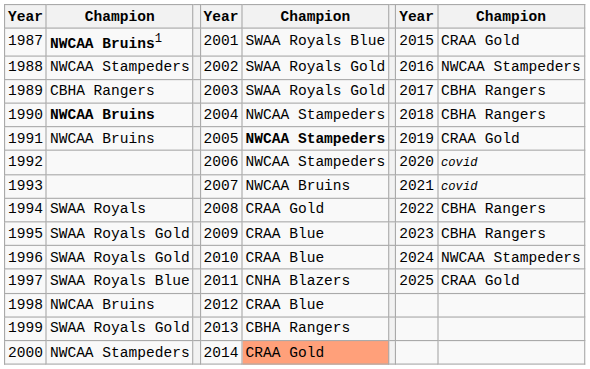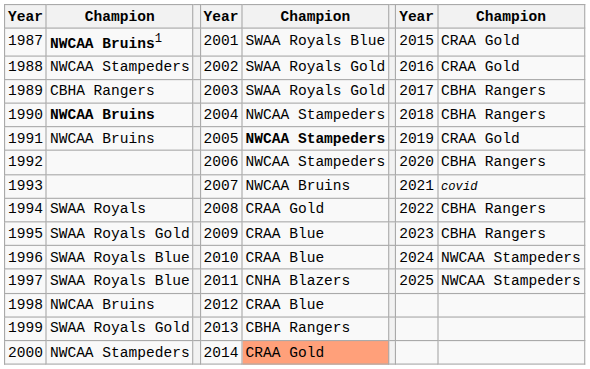(511, 68) NWCAA Stampeders -> (480, 68) CRAA Gold
(459, 163) covid -> (493, 163) CBHA Rangers
(120, 257) SWAA Royals Gold -> (120, 257) SWAA Royals Blue
(480, 281) CRAA Gold -> (511, 281) NWCAA Stampeders
